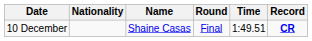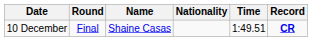columns swapped: (211, 12) <-> (98, 12)
